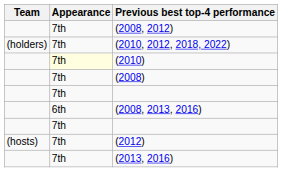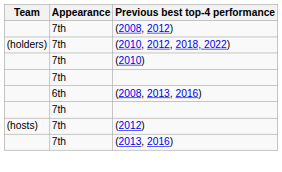(59, 61) lightyellow background -> (59, 61) no background
- row: (27, 77)
